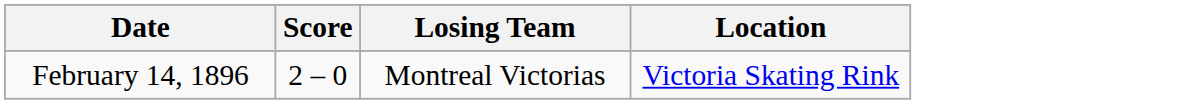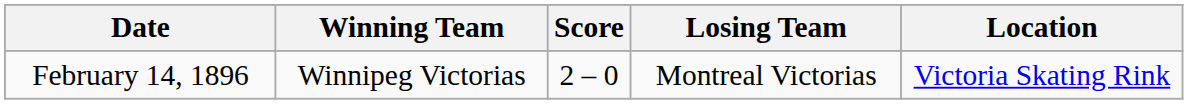+ column: (412, 27)
